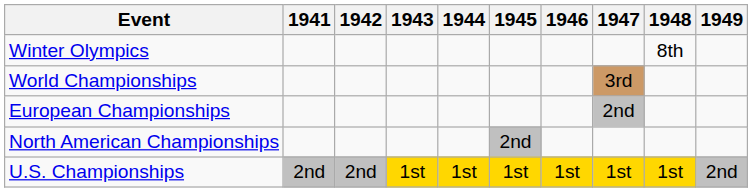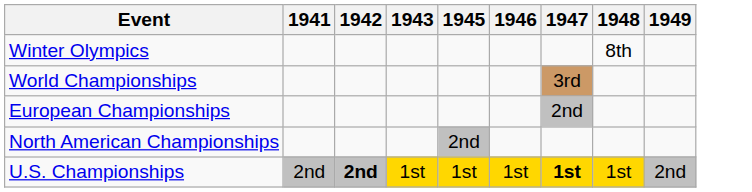- column: (464, 19)
(361, 171) normal -> (361, 171) bold
(619, 171) normal -> (567, 171) bold
